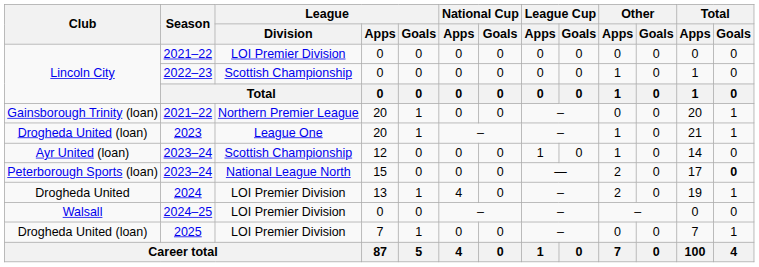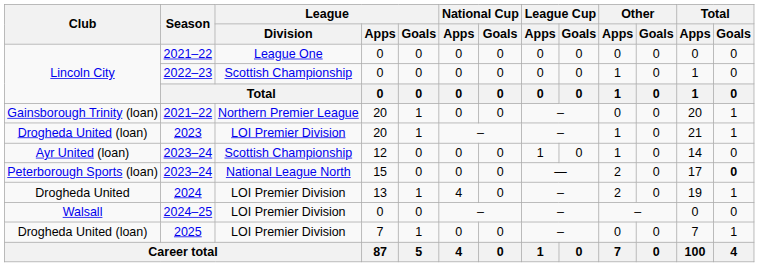(288, 53) LOI Premier Division -> (288, 53) League One
(288, 133) League One -> (288, 133) LOI Premier Division
